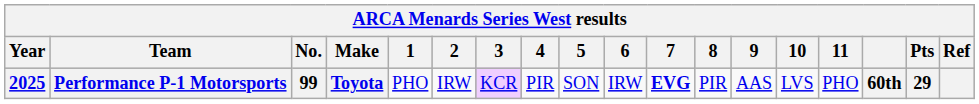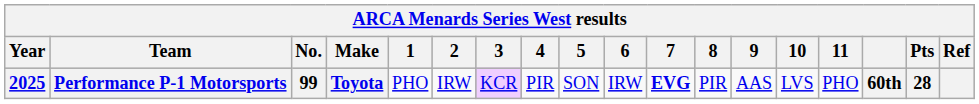(922, 82) 29 -> (922, 82) 28
